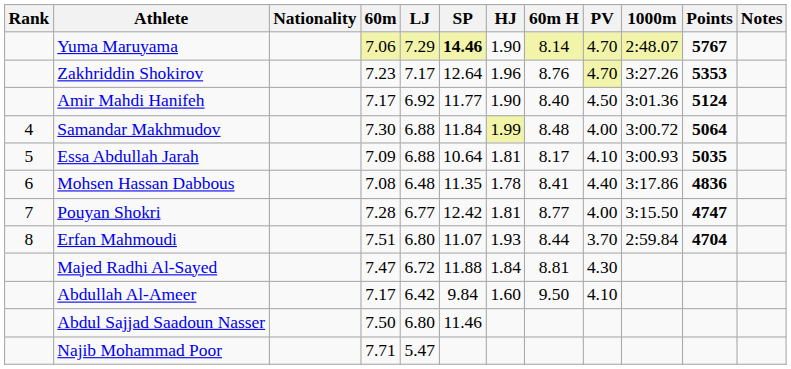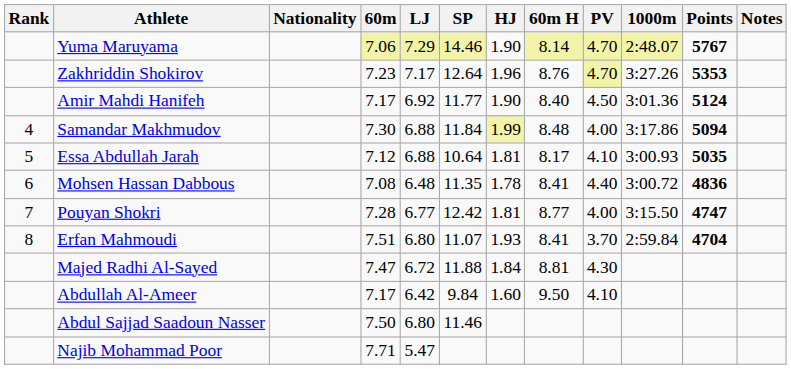(463, 45) bold -> (463, 45) normal
(652, 128) 3:00.72 -> (652, 128) 3:17.86
(710, 128) 5064 -> (710, 128) 5094
(381, 156) 7.09 -> (381, 156) 7.12
(652, 184) 3:17.86 -> (652, 184) 3:00.72
(554, 239) 8.44 -> (554, 239) 8.41
